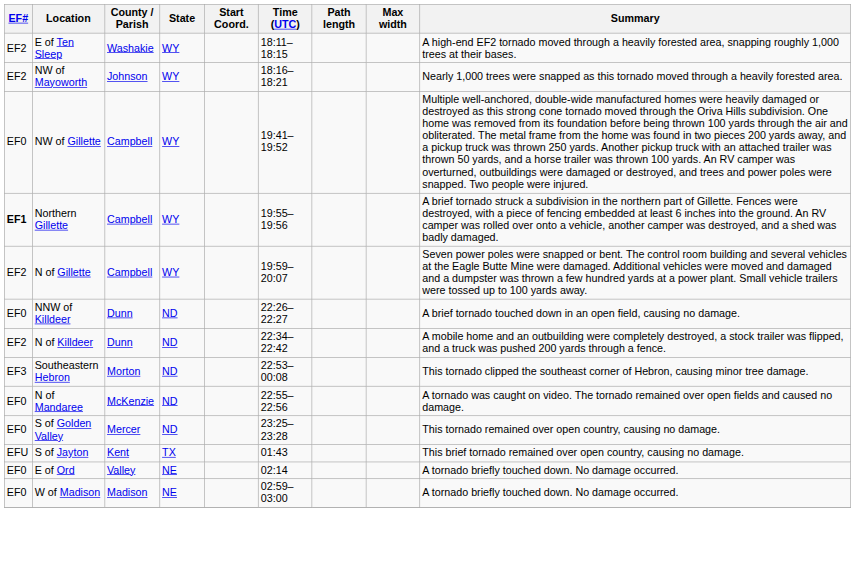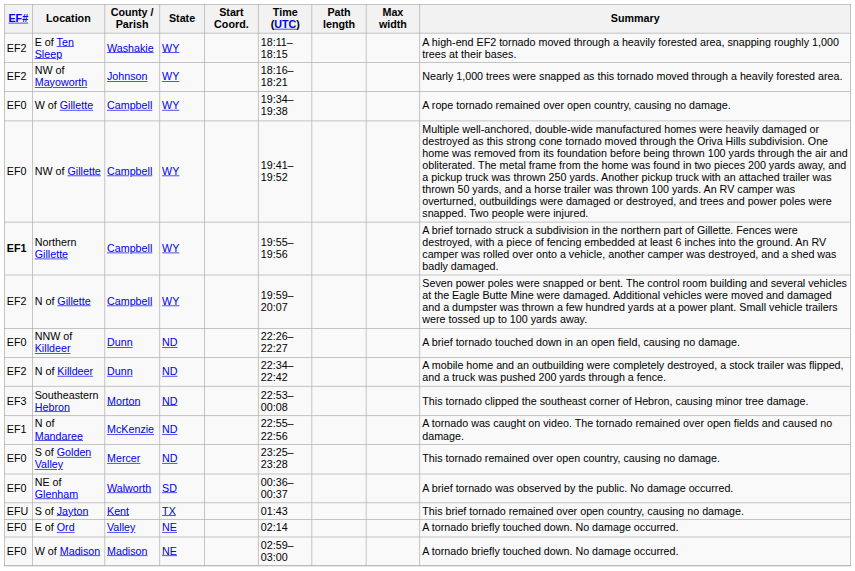+ row: (64, 106)
(17, 401) EF0 -> (17, 430) EF1
+ row: (56, 488)
